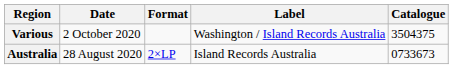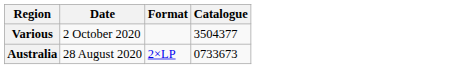- column: (290, 14)
(413, 34) 3504375 -> (216, 34) 3504377
